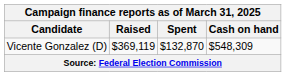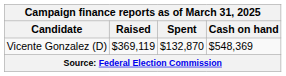(231, 46) $548,309 -> (231, 46) $548,369
